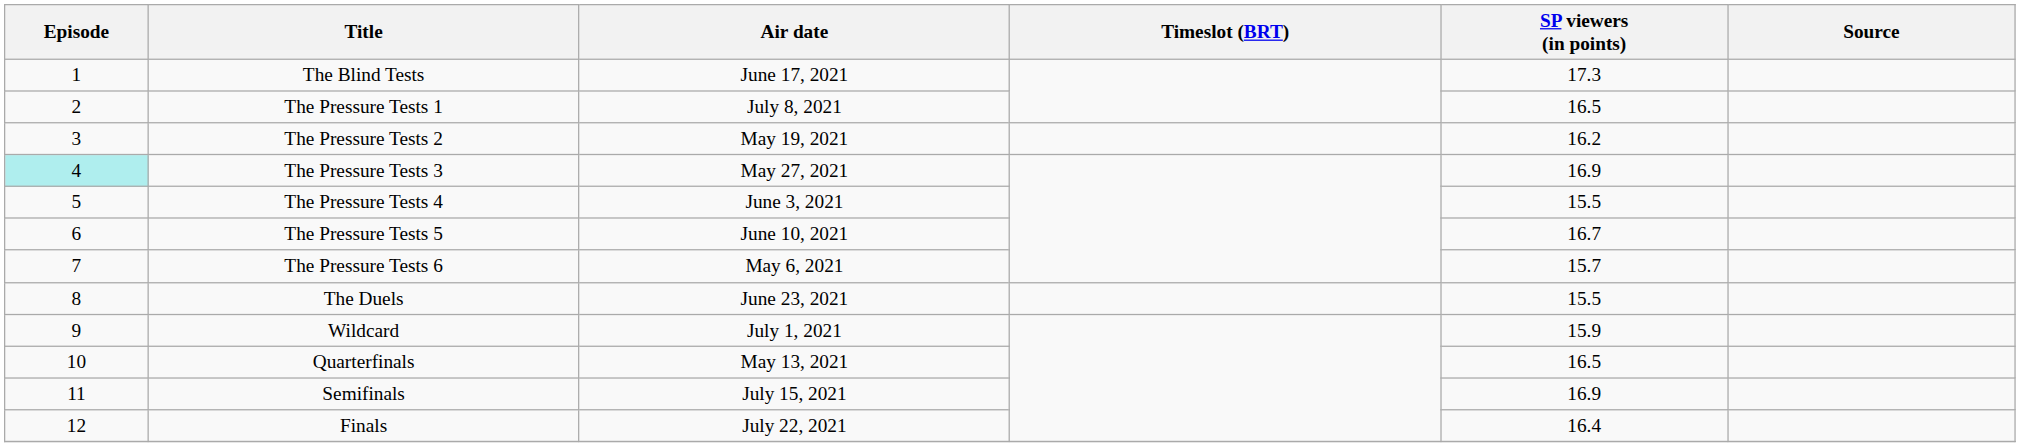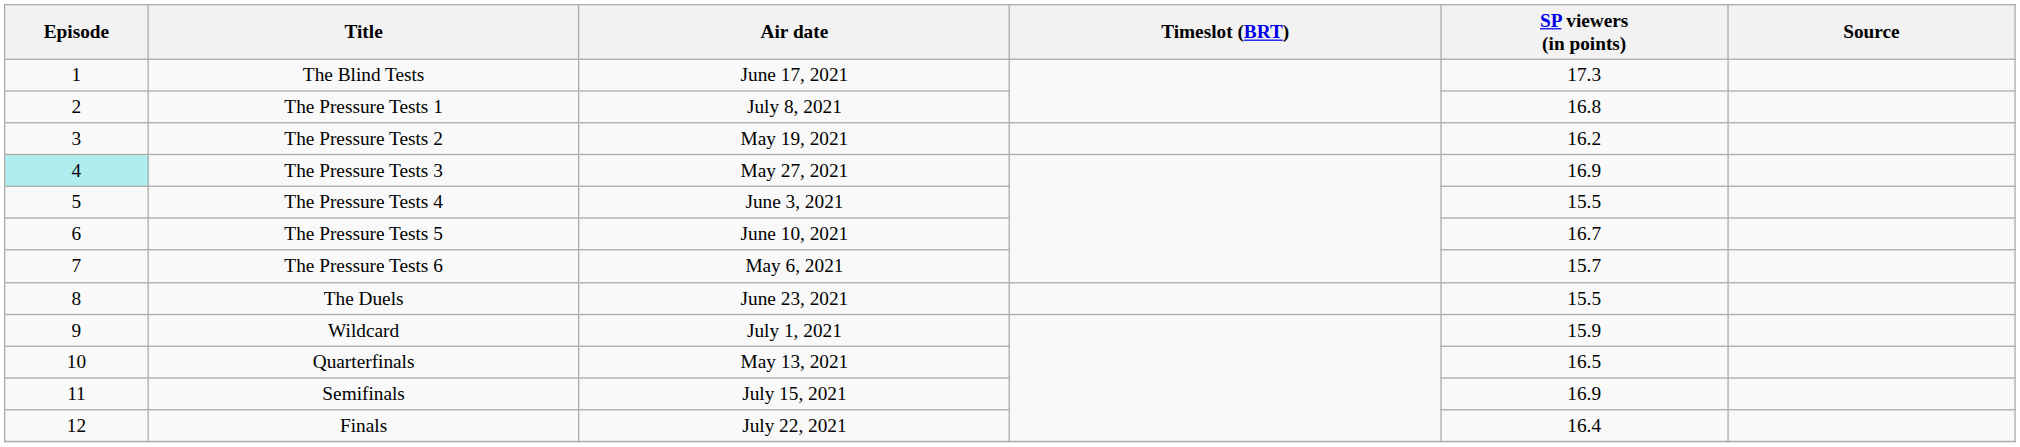(1584, 107) 16.5 -> (1584, 107) 16.8
